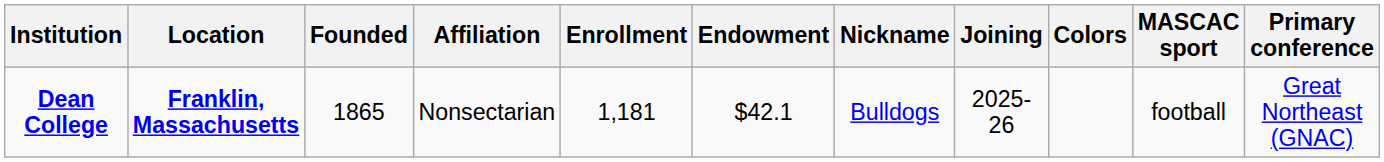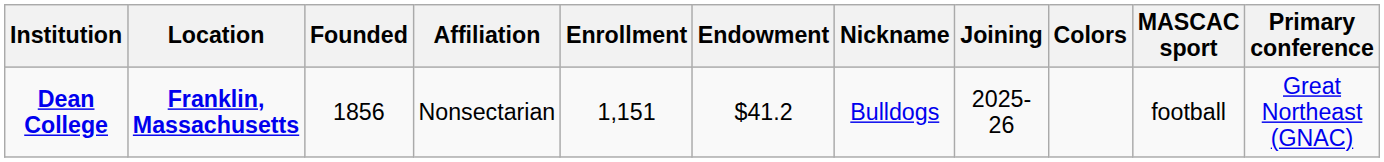(359, 111) 1865 -> (359, 111) 1856
(627, 111) 1,181 -> (627, 111) 1,151
(764, 111) $42.1 -> (764, 111) $41.2
